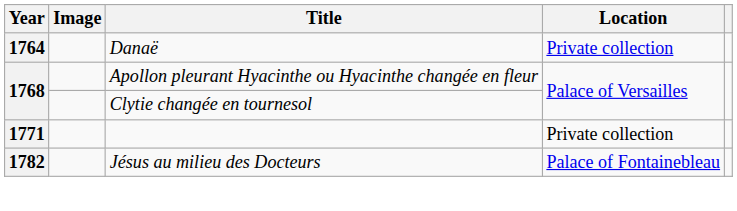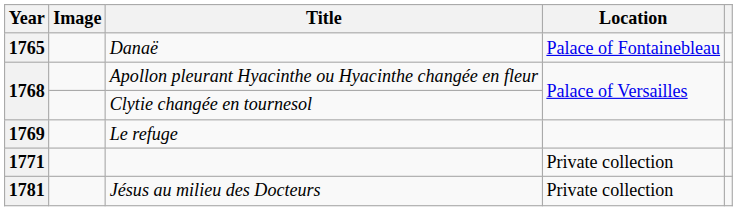(27, 47) 1764 -> (27, 47) 1765
(610, 47) Private collection -> (633, 47) Palace of Fontainebleau
+ row: (144, 133)
(27, 162) 1782 -> (27, 190) 1781
(633, 162) Palace of Fontainebleau -> (610, 190) Private collection
